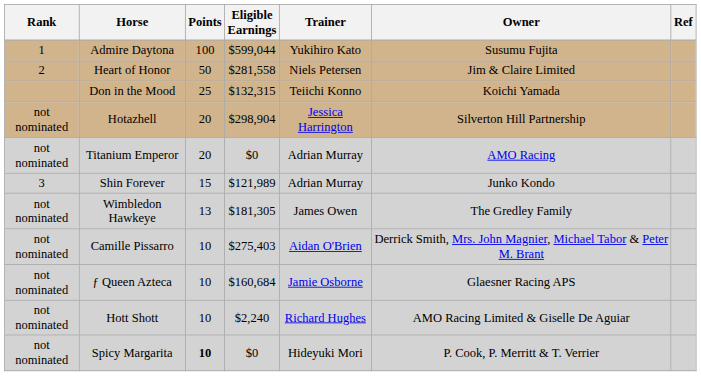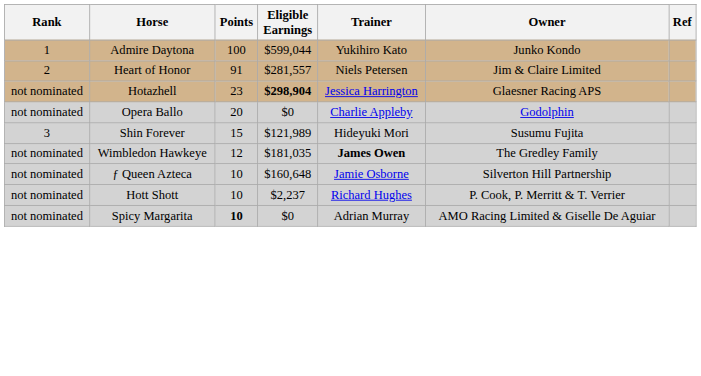(521, 50) Susumu Fujita -> (547, 50) Junko Kondo
(205, 71) 50 -> (236, 71) 91
(252, 71) $281,558 -> (288, 71) $281,557
- row: (132, 91)
(205, 120) 20 -> (236, 91) 23
(252, 120) normal -> (288, 91) bold
(521, 120) Silverton Hill Partnership -> (547, 91) Glaesner Racing APS
+ row: (152, 112)
- row: (132, 155)
(325, 183) Adrian Murray -> (371, 133) Hideyuki Mori
(521, 183) Junko Kondo -> (547, 133) Susumu Fujita
(205, 211) 13 -> (236, 153) 12
(252, 211) $181,305 -> (288, 153) $181,035
(325, 211) normal -> (371, 153) bold
- row: (132, 247)
(252, 282) $160,684 -> (288, 174) $160,648
(521, 282) Glaesner Racing APS -> (547, 174) Silverton Hill Partnership
(252, 317) $2,240 -> (288, 195) $2,237
(521, 317) AMO Racing Limited & Giselle De Aguiar -> (547, 195) P. Cook, P. Merritt & T. Verrier
(325, 353) Hideyuki Mori -> (371, 215) Adrian Murray
(521, 353) P. Cook, P. Merritt & T. Verrier -> (547, 215) AMO Racing Limited & Giselle De Aguiar
